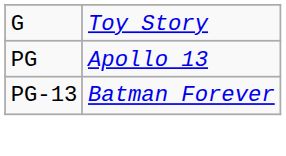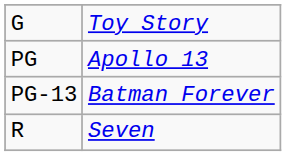+ row: (17, 132)
